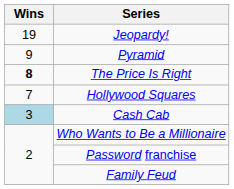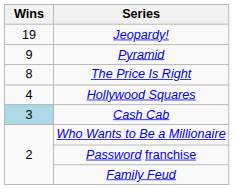(29, 74) bold -> (29, 74) normal
(29, 94) 7 -> (29, 94) 4
